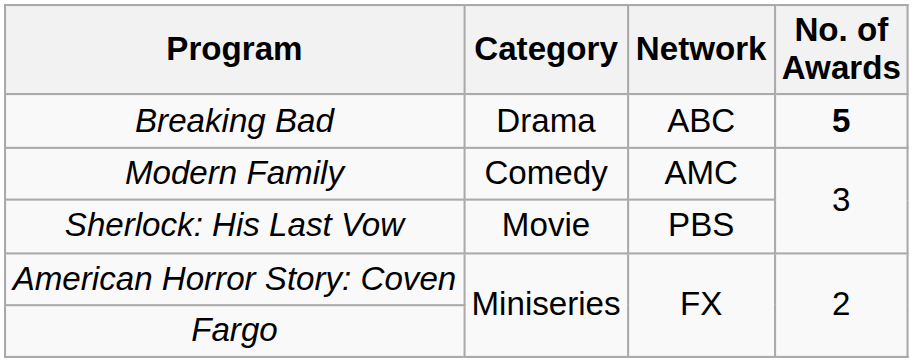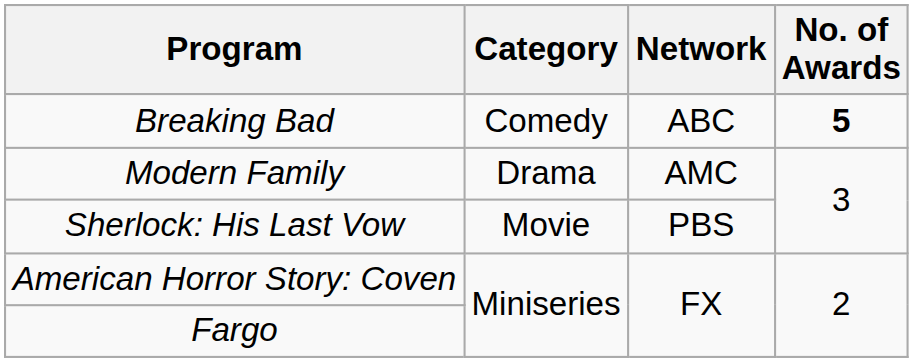(546, 120) Drama -> (546, 120) Comedy
(546, 173) Comedy -> (546, 173) Drama
